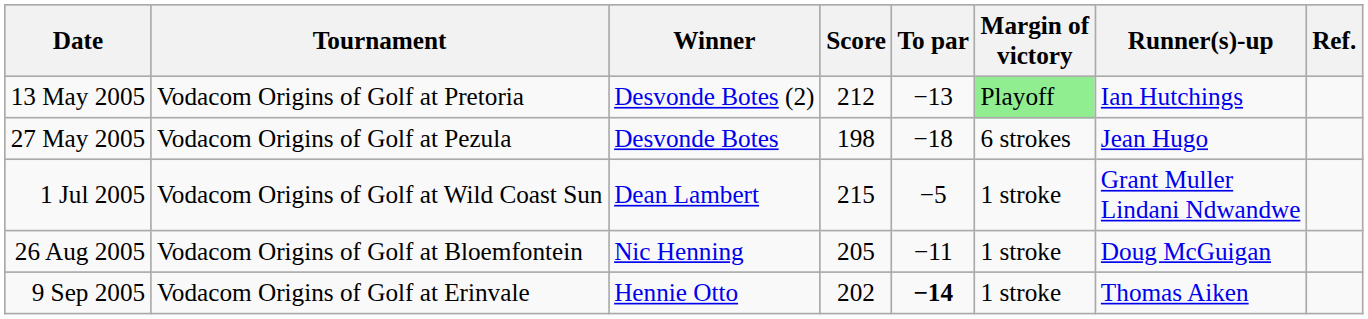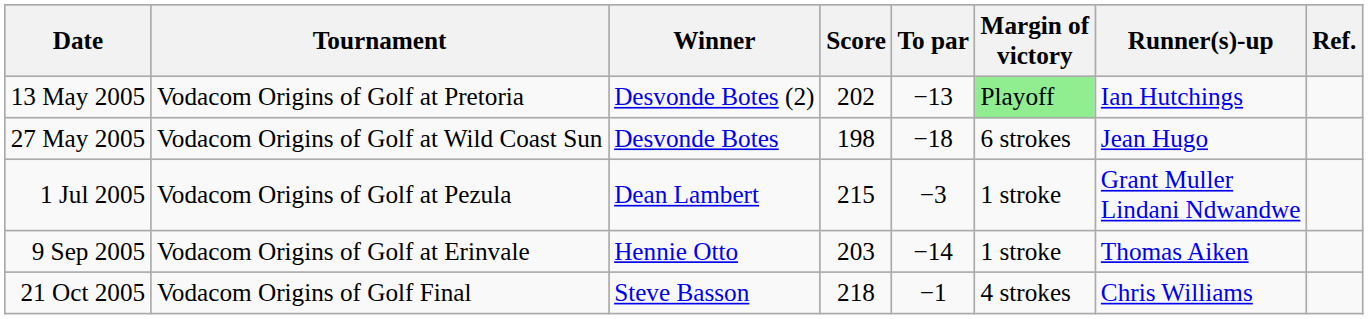(856, 96) 212 -> (856, 96) 202
(334, 138) Vodacom Origins of Golf at Pezula -> (380, 138) Vodacom Origins of Golf at Wild Coast Sun
(380, 195) Vodacom Origins of Golf at Wild Coast Sun -> (334, 195) Vodacom Origins of Golf at Pezula
(933, 195) −5 -> (933, 195) −3
- row: (80, 251)
(856, 293) 202 -> (856, 251) 203
(933, 293) bold -> (933, 251) normal
+ row: (83, 293)
